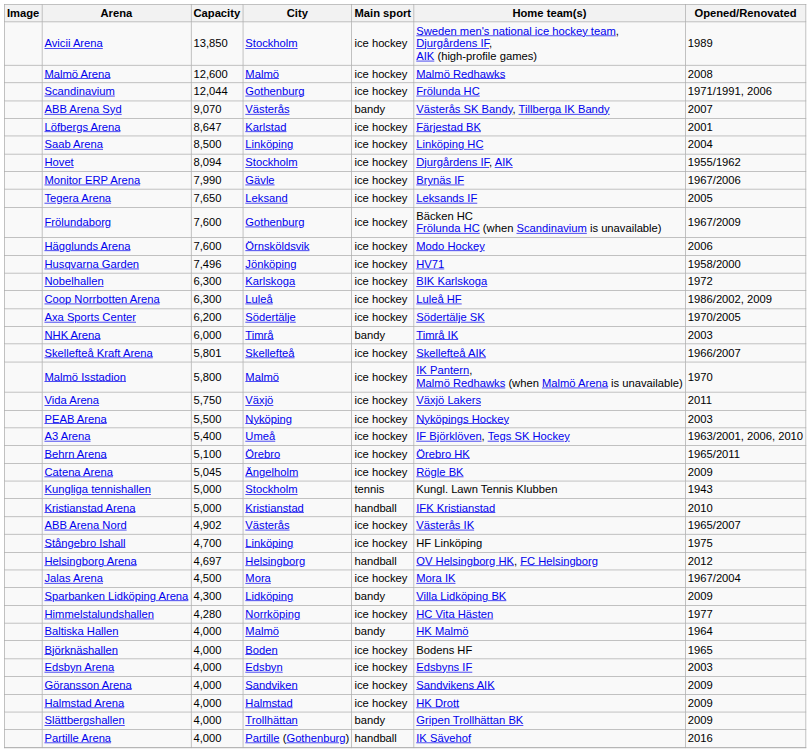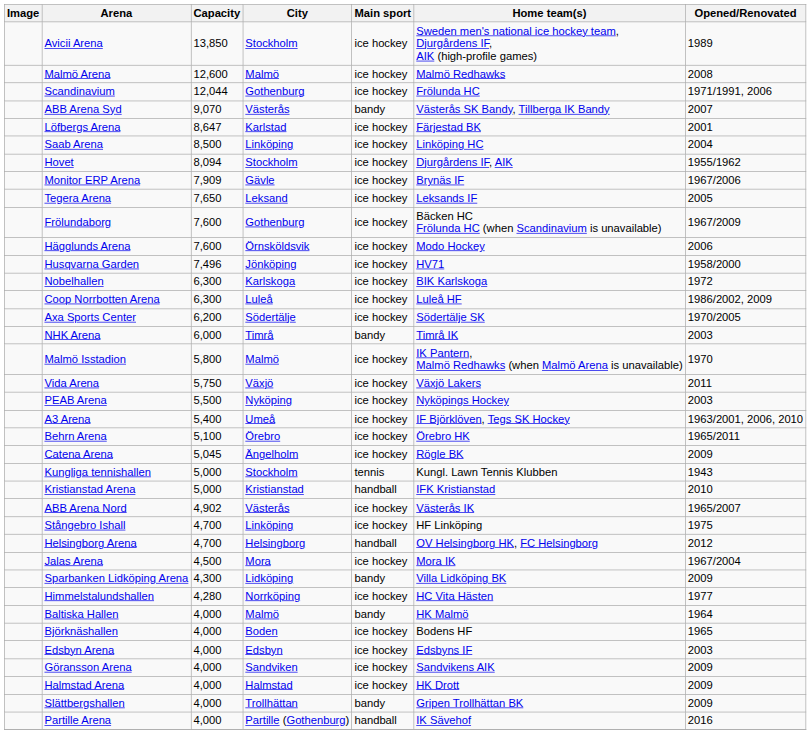(207, 180) 7,990 -> (207, 180) 7,909
- row: (99, 353)
(207, 561) 4,697 -> (207, 543) 4,700
